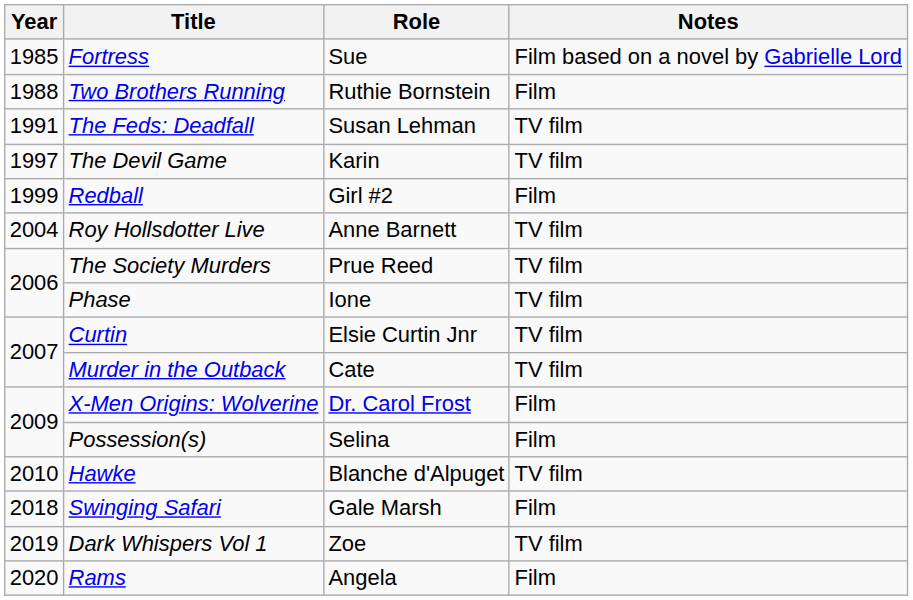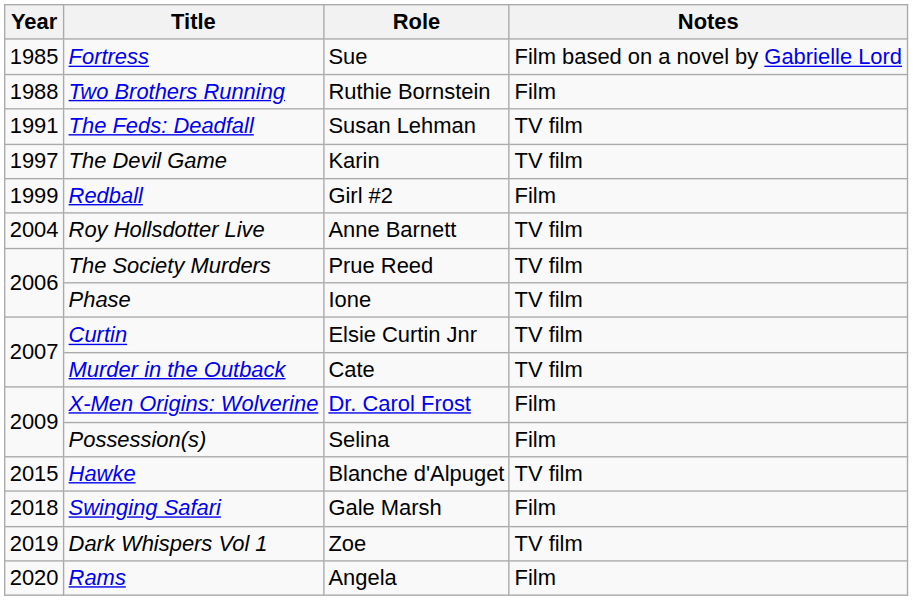(34, 473) 2010 -> (34, 473) 2015
